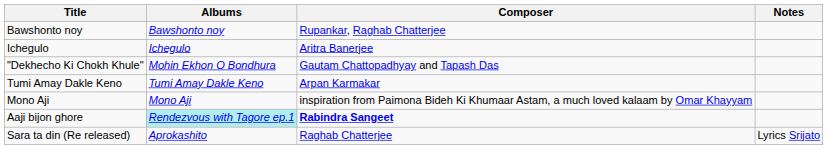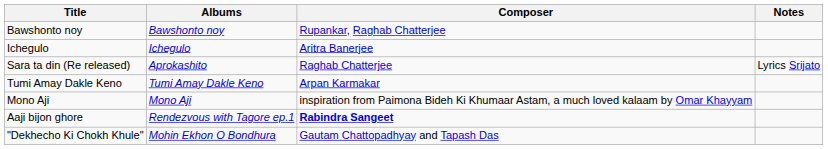rows swapped: (75, 65) <-> (69, 135)
(222, 118) paleturquoise background -> (222, 118) no background
